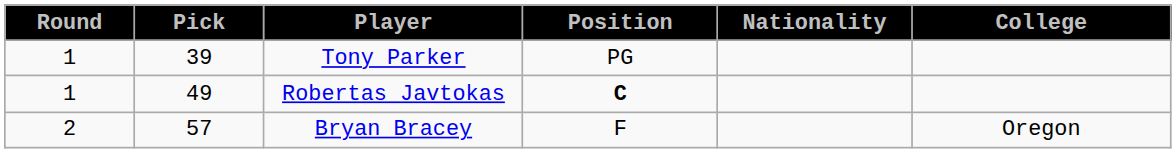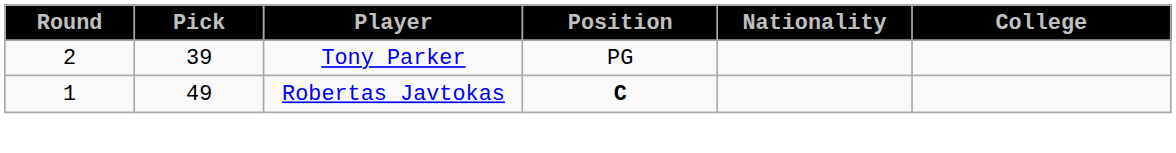(70, 58) 1 -> (70, 58) 2
- row: (393, 129)
